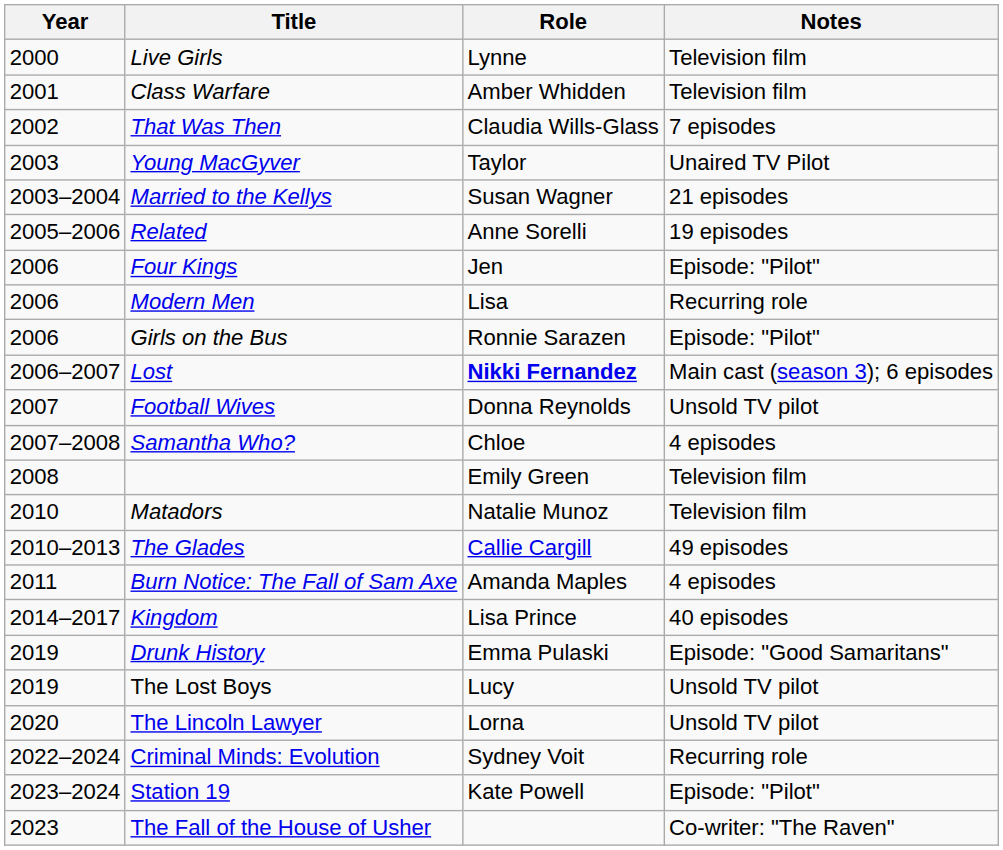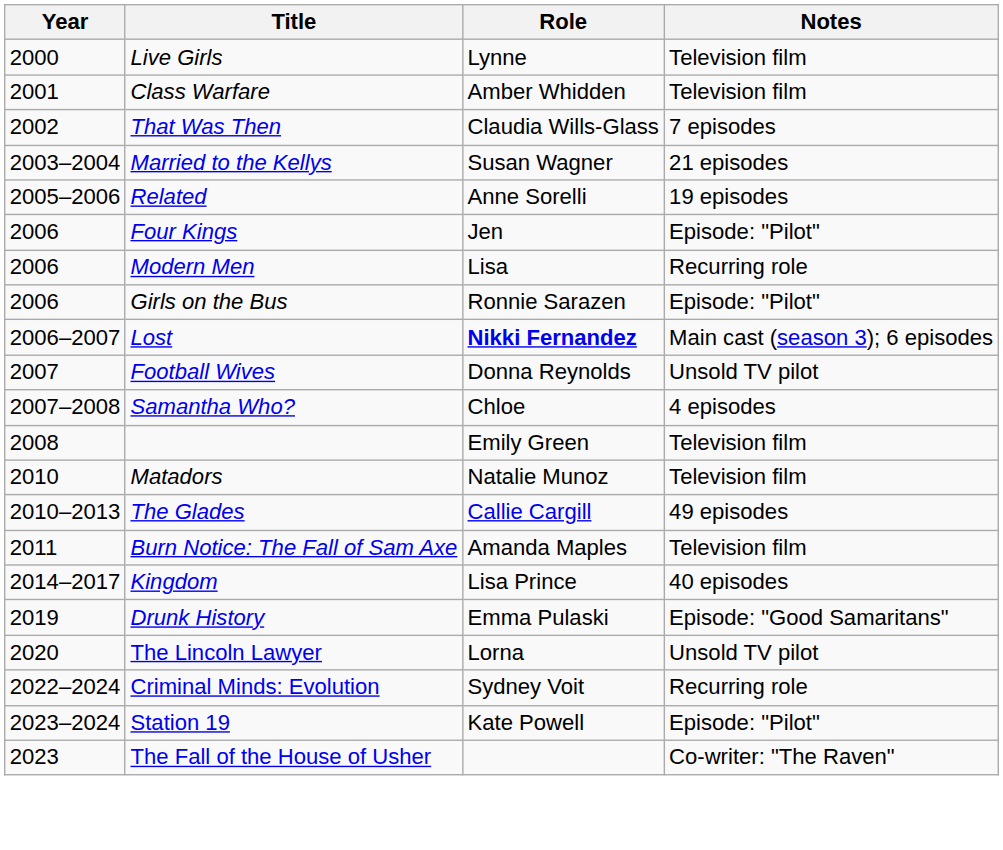- row: (215, 162)
(722, 582) 4 episodes -> (738, 547) Television film
- row: (201, 687)
